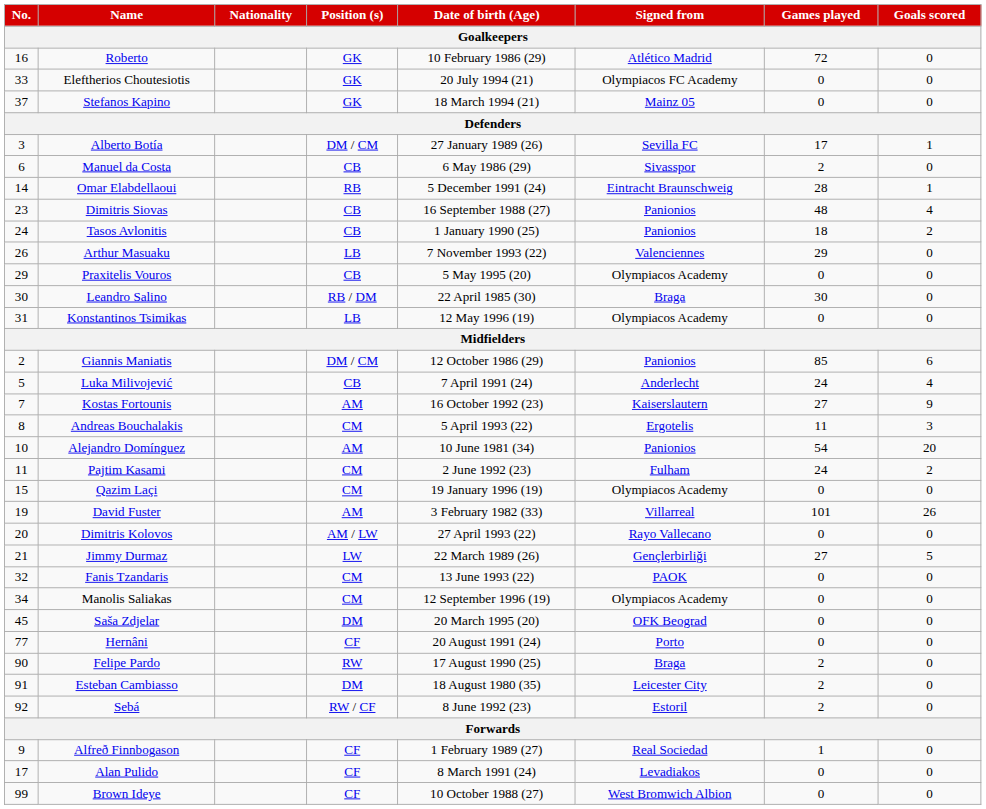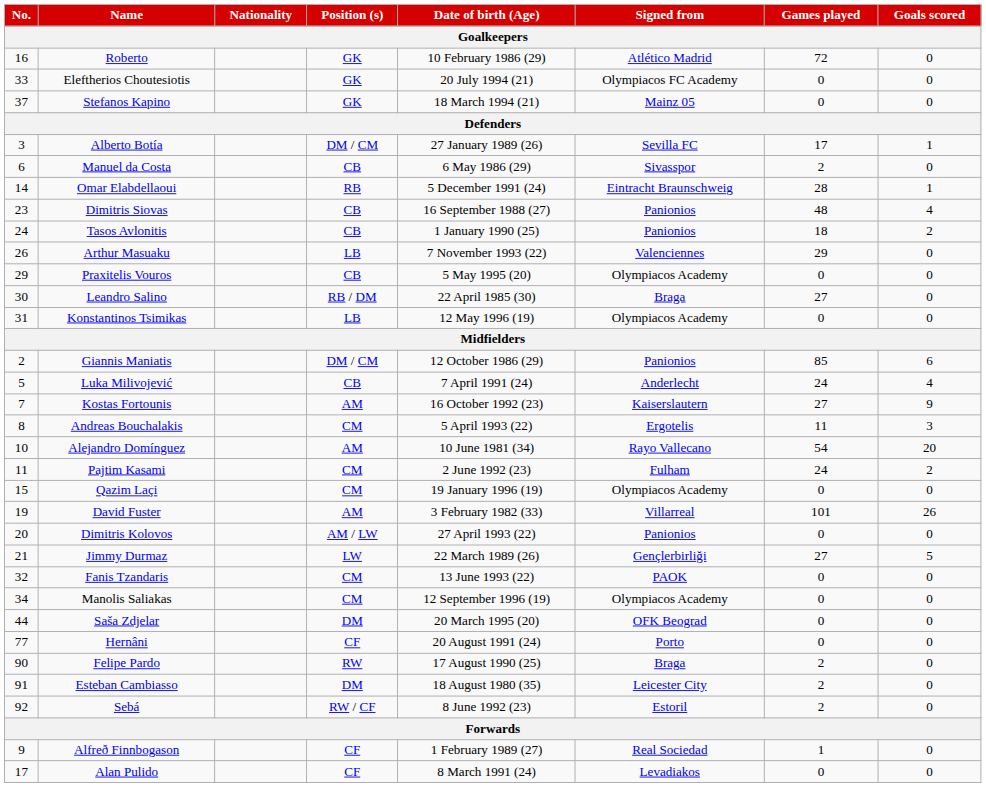(821, 296) 30 -> (821, 296) 27
(670, 447) Panionios -> (670, 447) Rayo Vallecano
(670, 534) Rayo Vallecano -> (670, 534) Panionios
(21, 620) 45 -> (21, 620) 44
- row: (127, 793)
